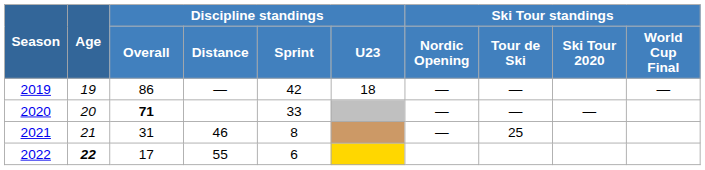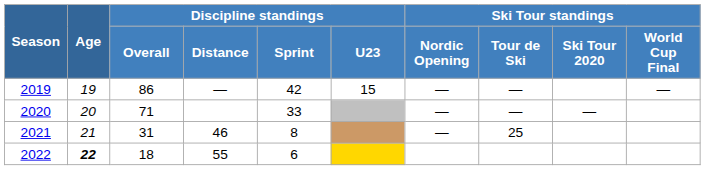(368, 89) 18 -> (368, 89) 15
(146, 111) bold -> (146, 111) normal
(146, 154) 17 -> (146, 154) 18
